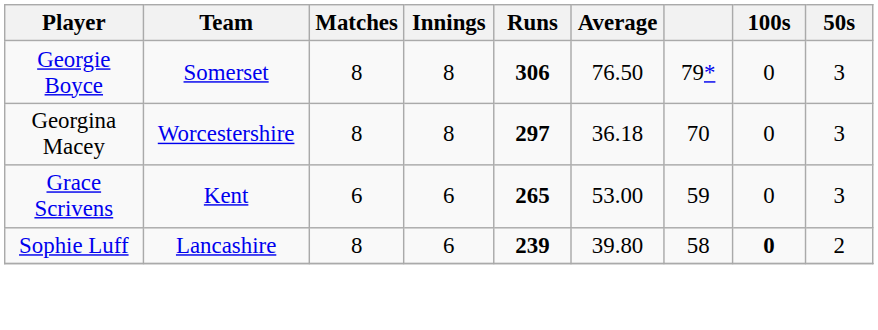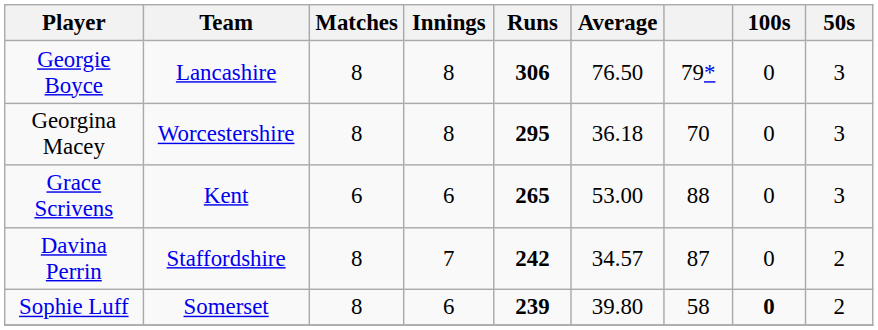(226, 71) Somerset -> (226, 71) Lancashire
(532, 133) 297 -> (532, 133) 295
(698, 195) 59 -> (698, 195) 88
+ row: (74, 257)
(226, 245) Lancashire -> (226, 307) Somerset
